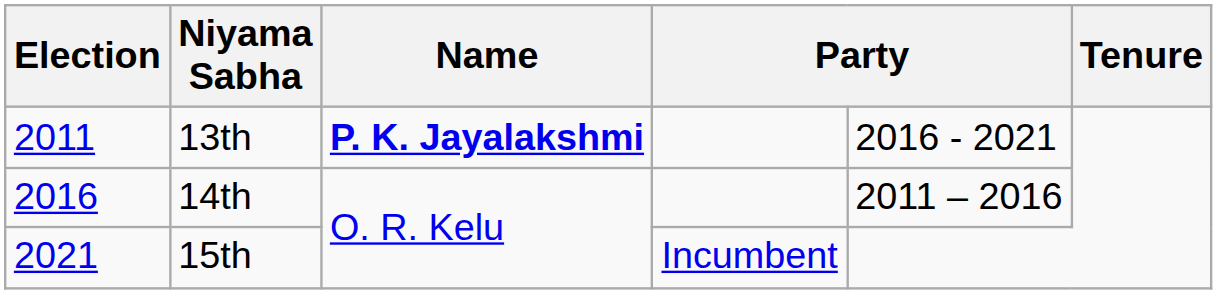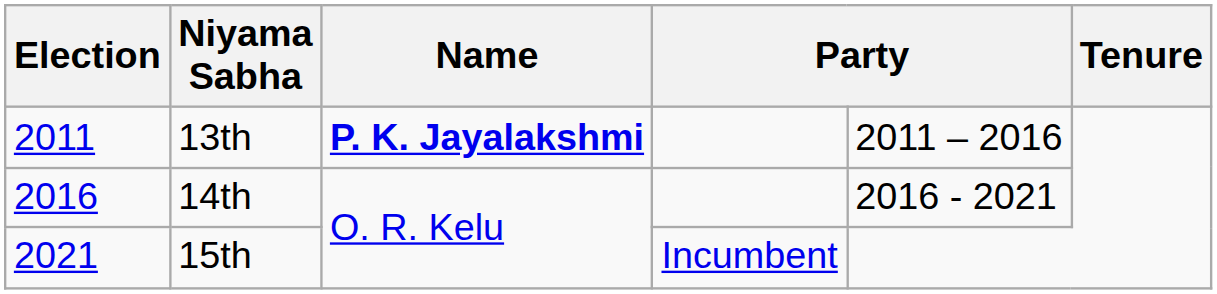(956, 136) 2016 - 2021 -> (959, 136) 2011 – 2016
(959, 196) 2011 – 2016 -> (956, 196) 2016 - 2021
